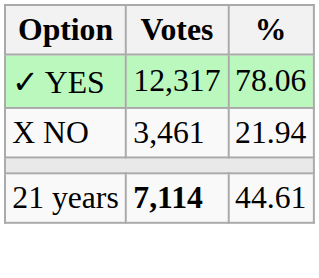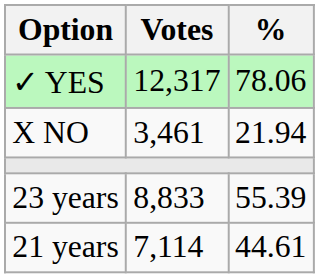+ row: (66, 196)
(168, 196) bold -> (168, 247) normal
